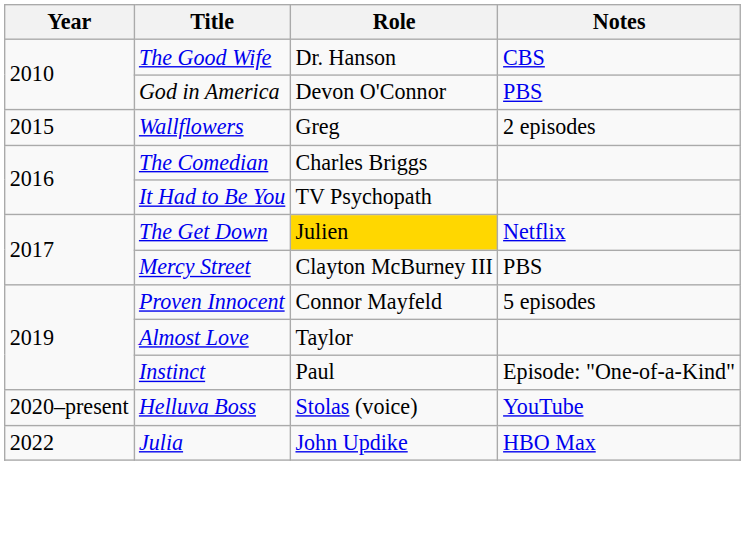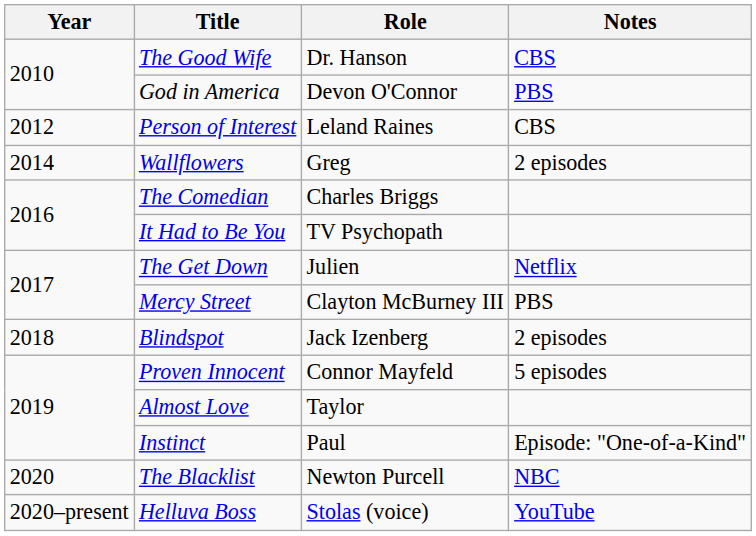+ row: (218, 127)
(32, 127) 2015 -> (32, 162) 2014
(322, 232) gold background -> (333, 267) no background
+ row: (181, 337)
+ row: (197, 477)
- row: (161, 442)
